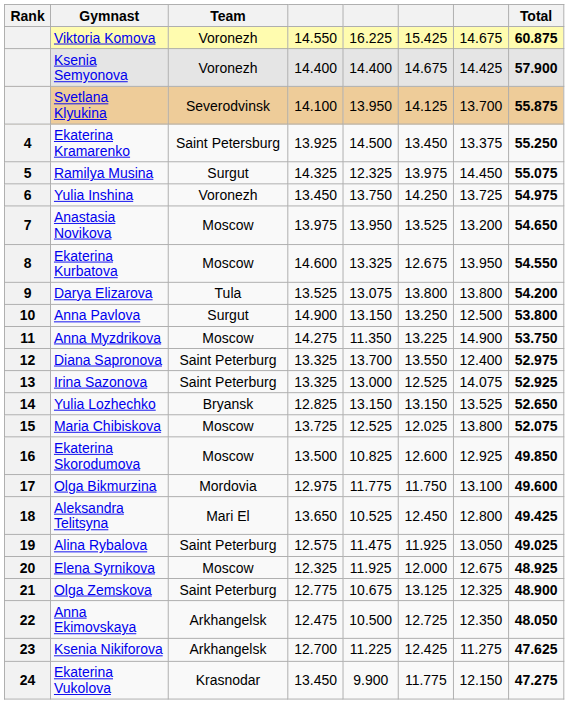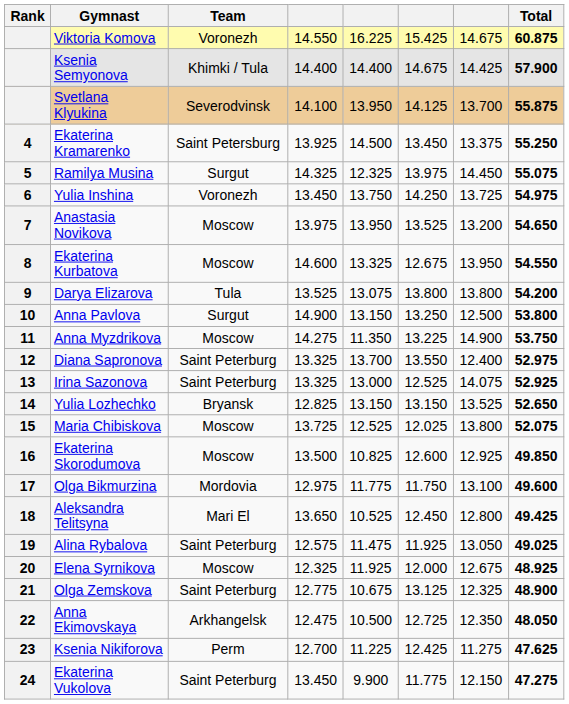(228, 68) Voronezh -> (228, 68) Khimki / Tula
(228, 650) Arkhangelsk -> (228, 650) Perm
(228, 680) Krasnodar -> (228, 680) Saint Peterburg
